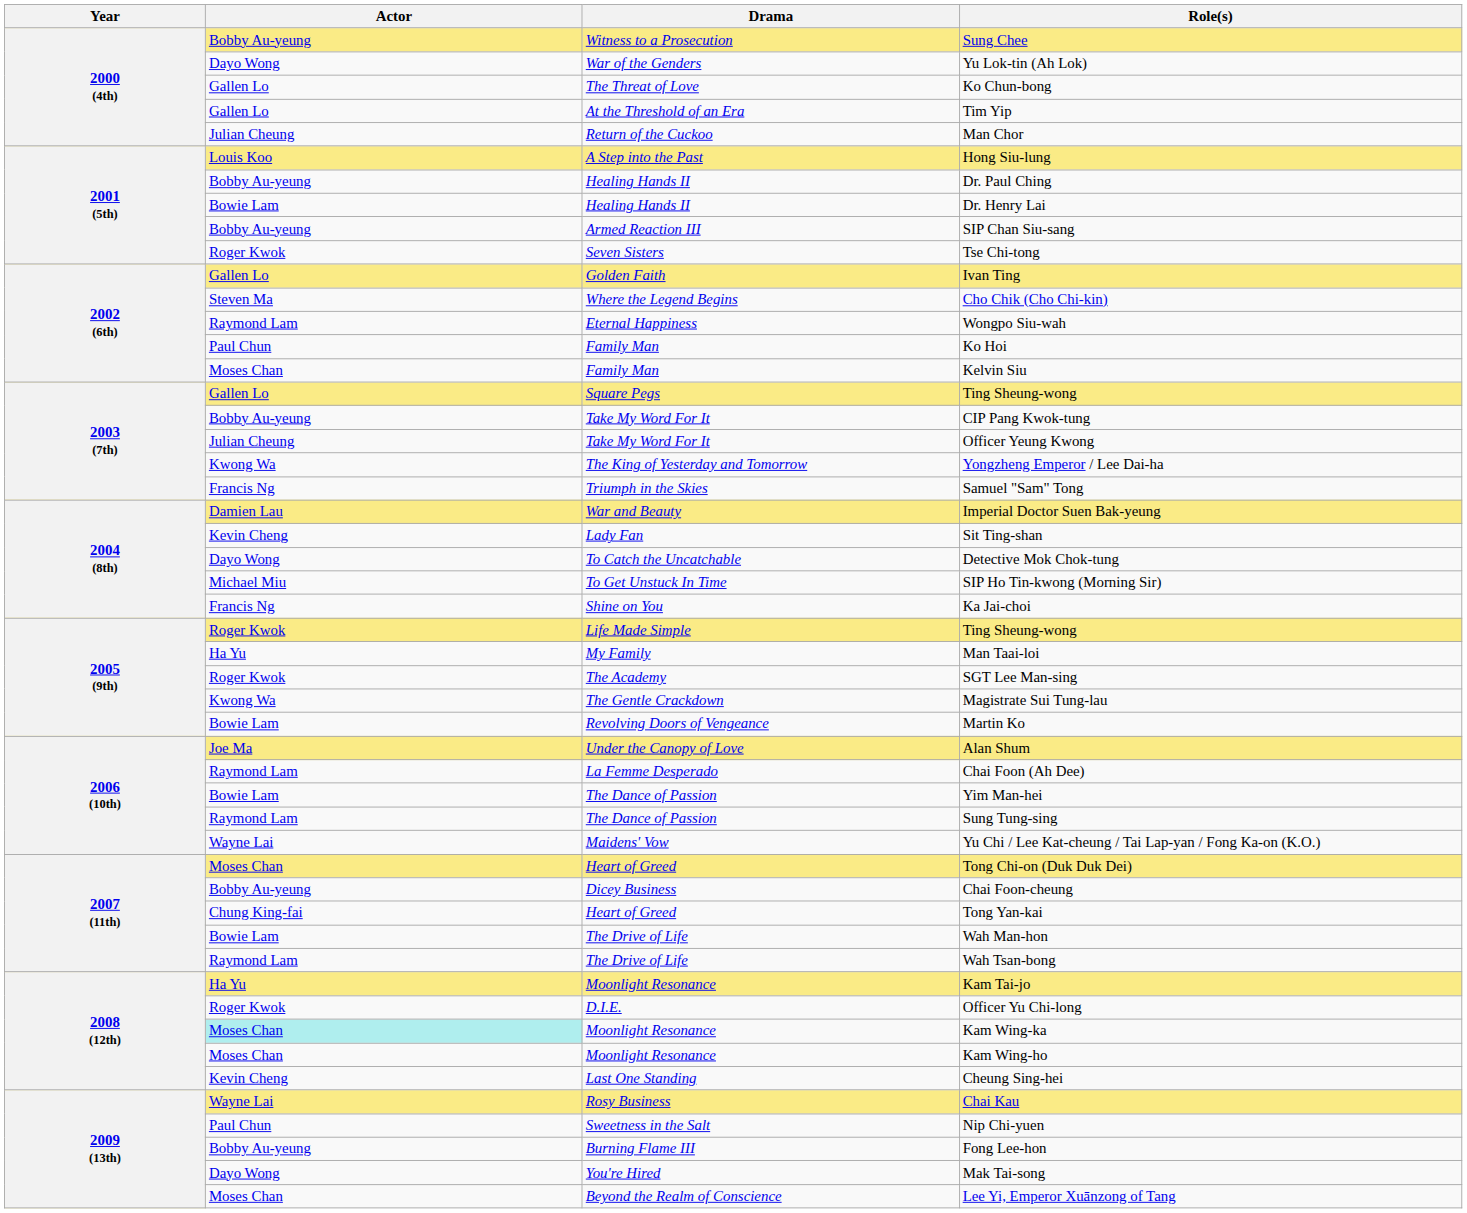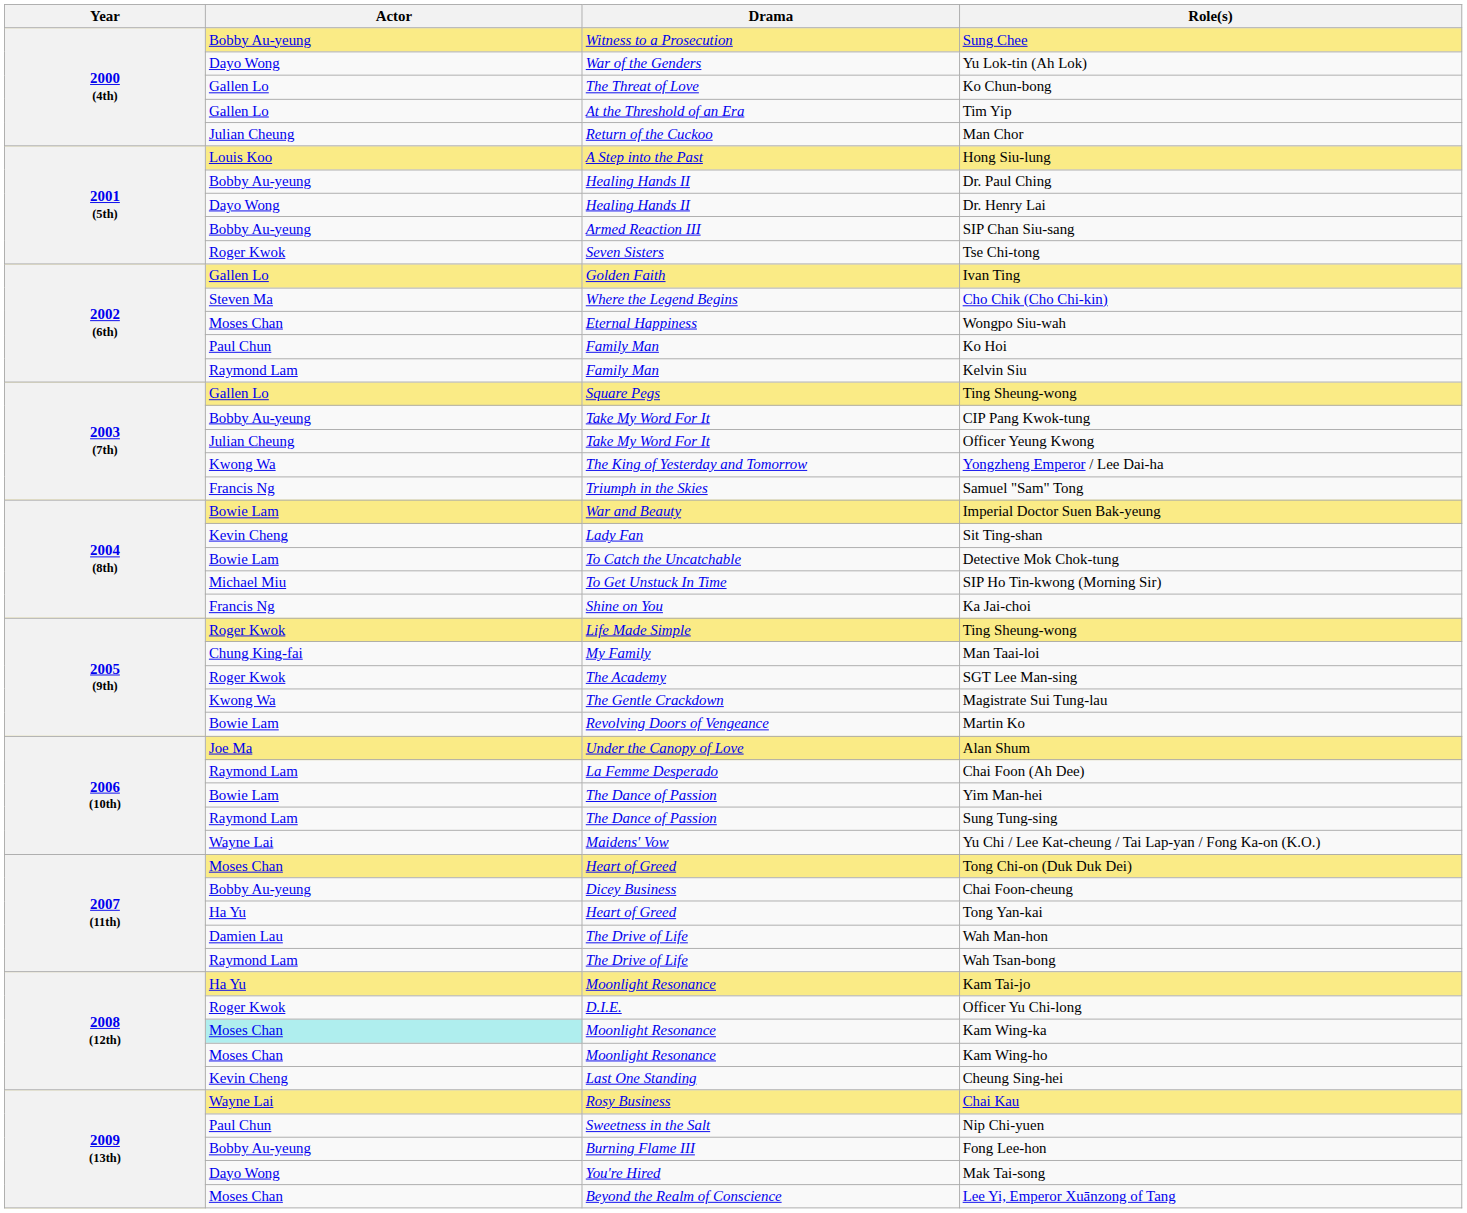(244, 205) Bowie Lam -> (244, 205) Dayo Wong
(253, 323) Raymond Lam -> (246, 323) Moses Chan
(246, 370) Moses Chan -> (253, 370) Raymond Lam
(246, 511) Damien Lau -> (244, 511) Bowie Lam
(244, 559) Dayo Wong -> (244, 559) Bowie Lam
(227, 653) Ha Yu -> (256, 653) Chung King-fai
(256, 913) Chung King-fai -> (227, 913) Ha Yu
(244, 936) Bowie Lam -> (246, 936) Damien Lau
